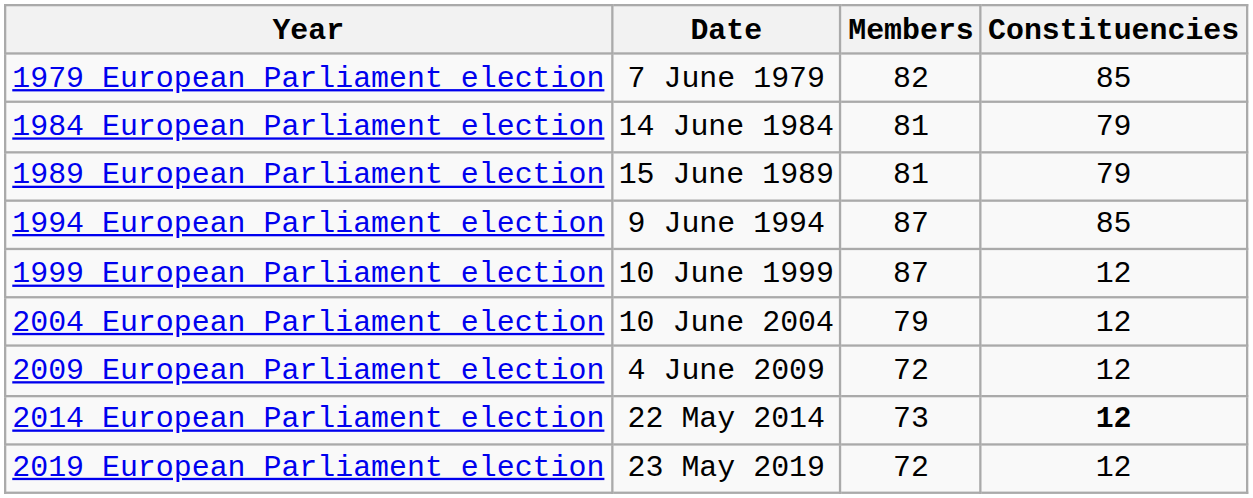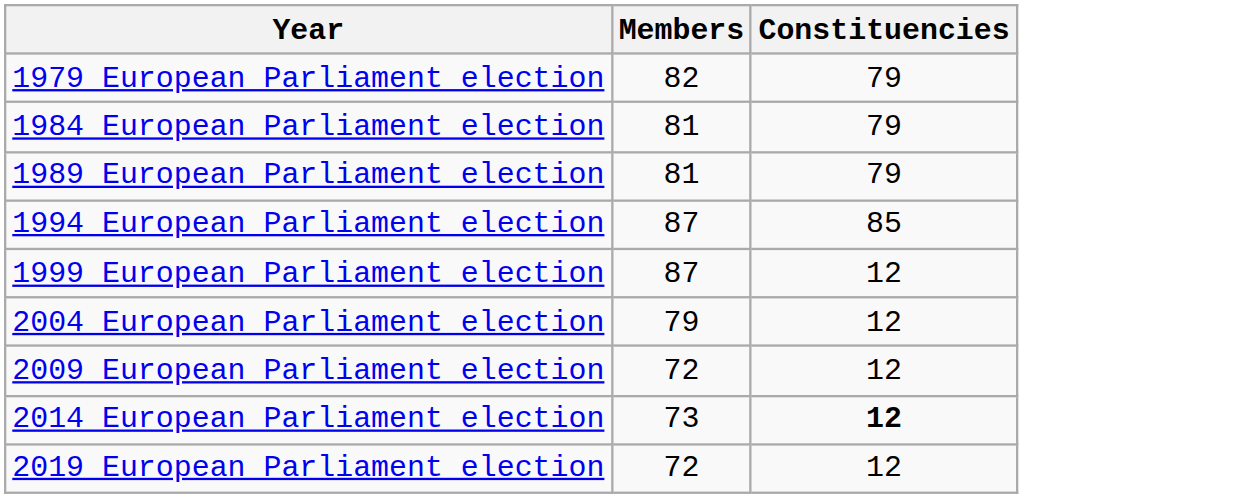- column: (726, 30)
(1114, 78) 85 -> (884, 78) 79
